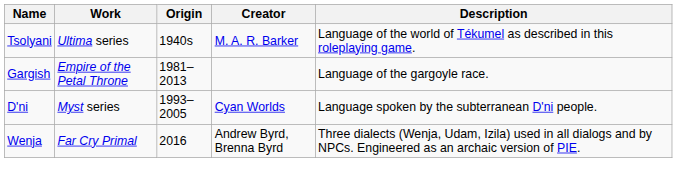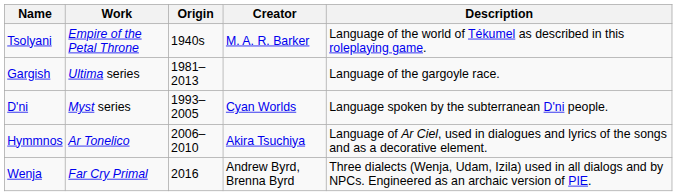(93, 40) Ultima series -> (105, 40) Empire of the Petal Throne
(94, 74) Empire of the Petal Throne -> (104, 74) Ultima series
+ row: (35, 140)
